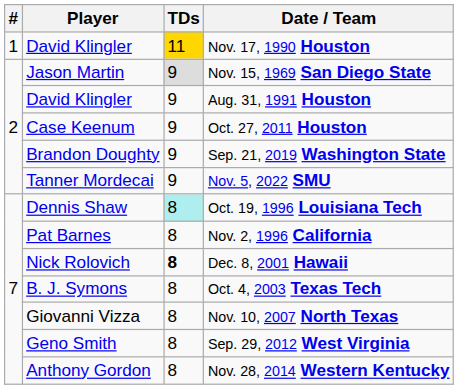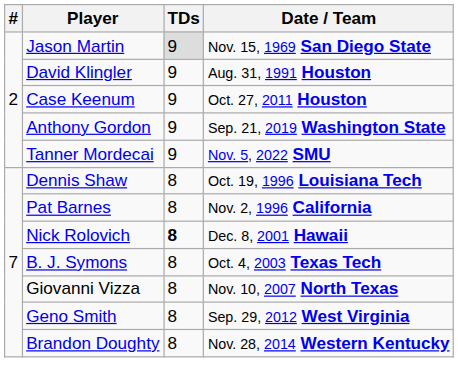- row: (289, 46)
(93, 154) Brandon Doughty -> (89, 127) Anthony Gordon
(172, 208) paleturquoise background -> (172, 181) no background
(89, 370) Anthony Gordon -> (93, 343) Brandon Doughty
